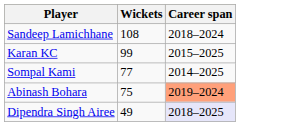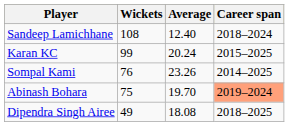+ column: (190, 14)
(127, 72) 77 -> (127, 72) 76
(196, 111) lavender background -> (244, 111) no background
